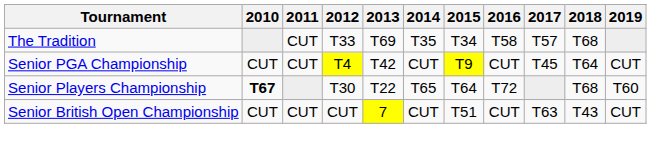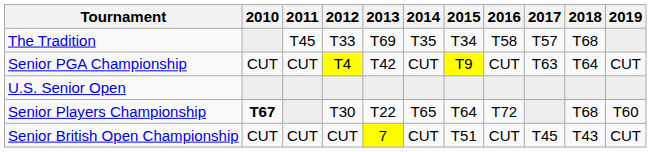(302, 40) CUT -> (302, 40) T45
(545, 64) T45 -> (545, 64) T63
+ row: (67, 88)
(545, 112) T63 -> (545, 136) T45
